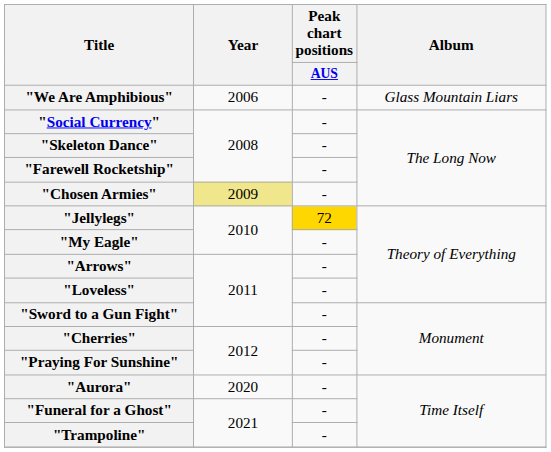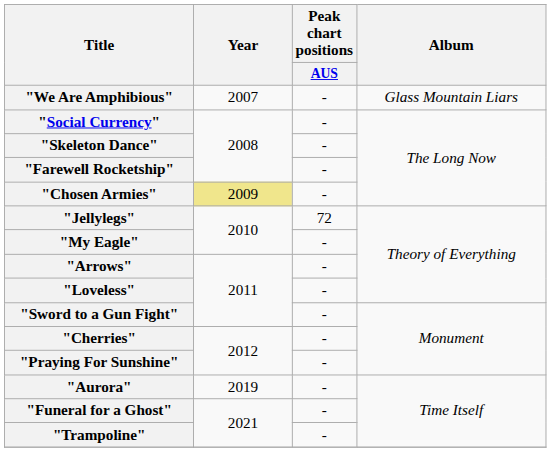(243, 97) 2006 -> (243, 97) 2007
(324, 217) gold background -> (324, 217) no background
(243, 386) 2020 -> (243, 386) 2019
